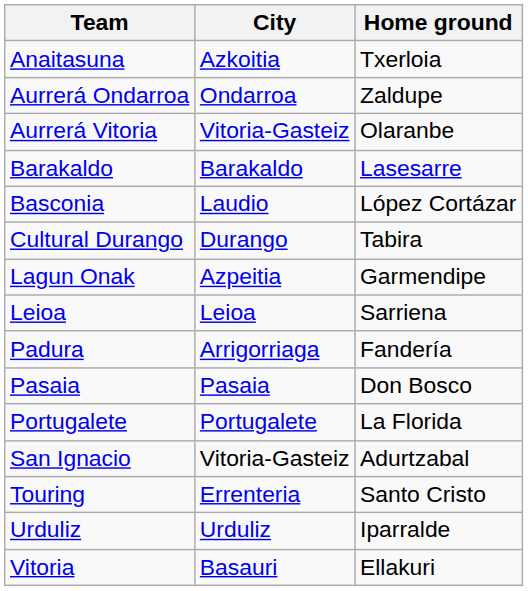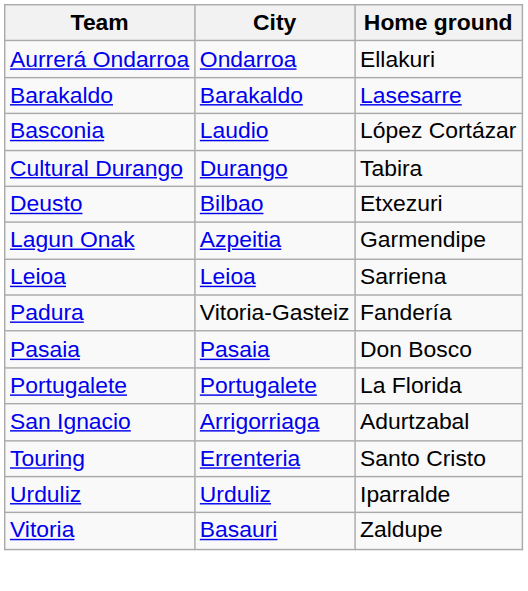- row: (67, 58)
(401, 95) Zaldupe -> (398, 58) Ellakuri
- row: (84, 131)
+ row: (46, 204)
(260, 349) Arrigorriaga -> (275, 312) Vitoria-Gasteiz
(275, 458) Vitoria-Gasteiz -> (260, 421) Arrigorriaga
(398, 566) Ellakuri -> (401, 530) Zaldupe
